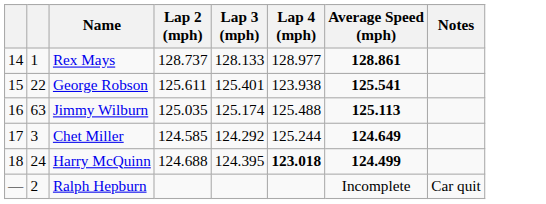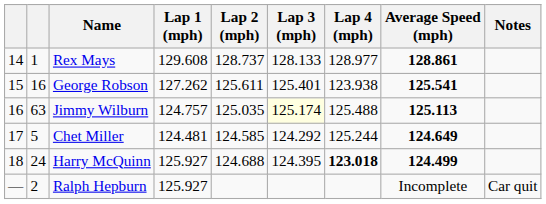+ column: (183, 26)
(38, 85) 22 -> (38, 85) 16
(239, 111) no background -> (296, 111) lightyellow background
(34, 136) 3 -> (34, 136) 5
